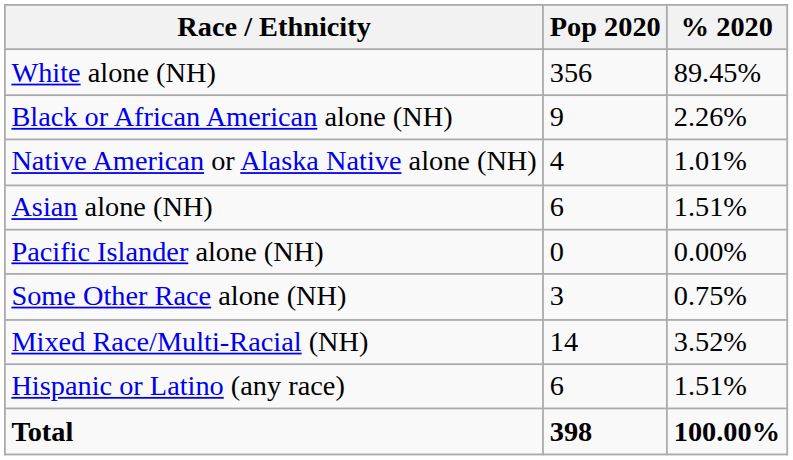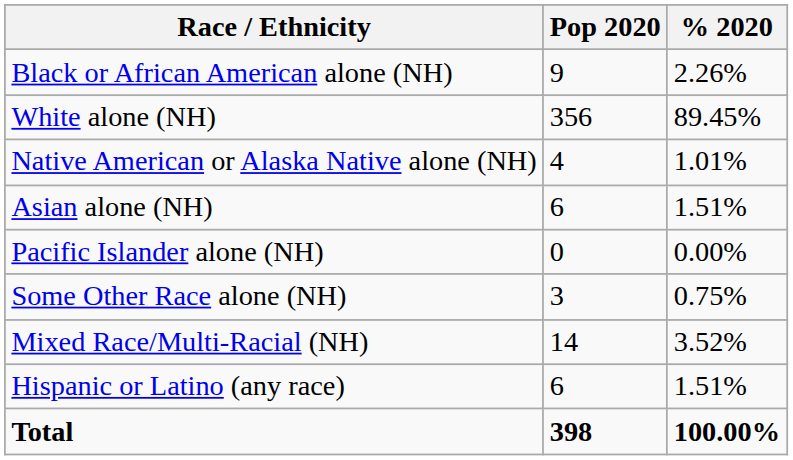rows swapped: (114, 71) <-> (232, 116)
